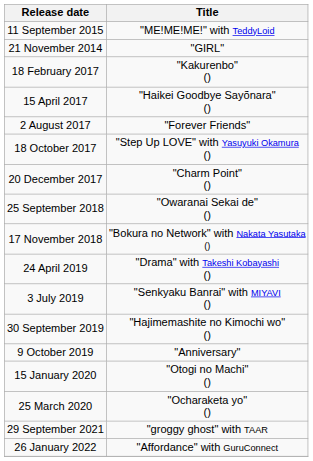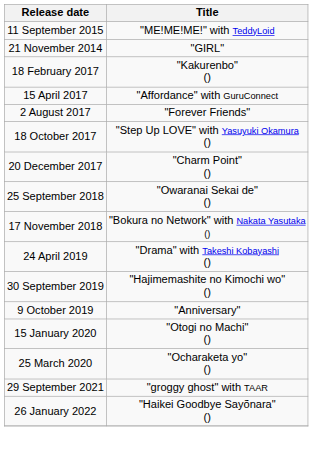(207, 101) "Haikei Goodbye Sayõnara" () -> (207, 95) "Affordance" with GuruConnect
- row: (55, 299)
(207, 447) "Affordance" with GuruConnect -> (207, 411) "Haikei Goodbye Sayõnara" ()
